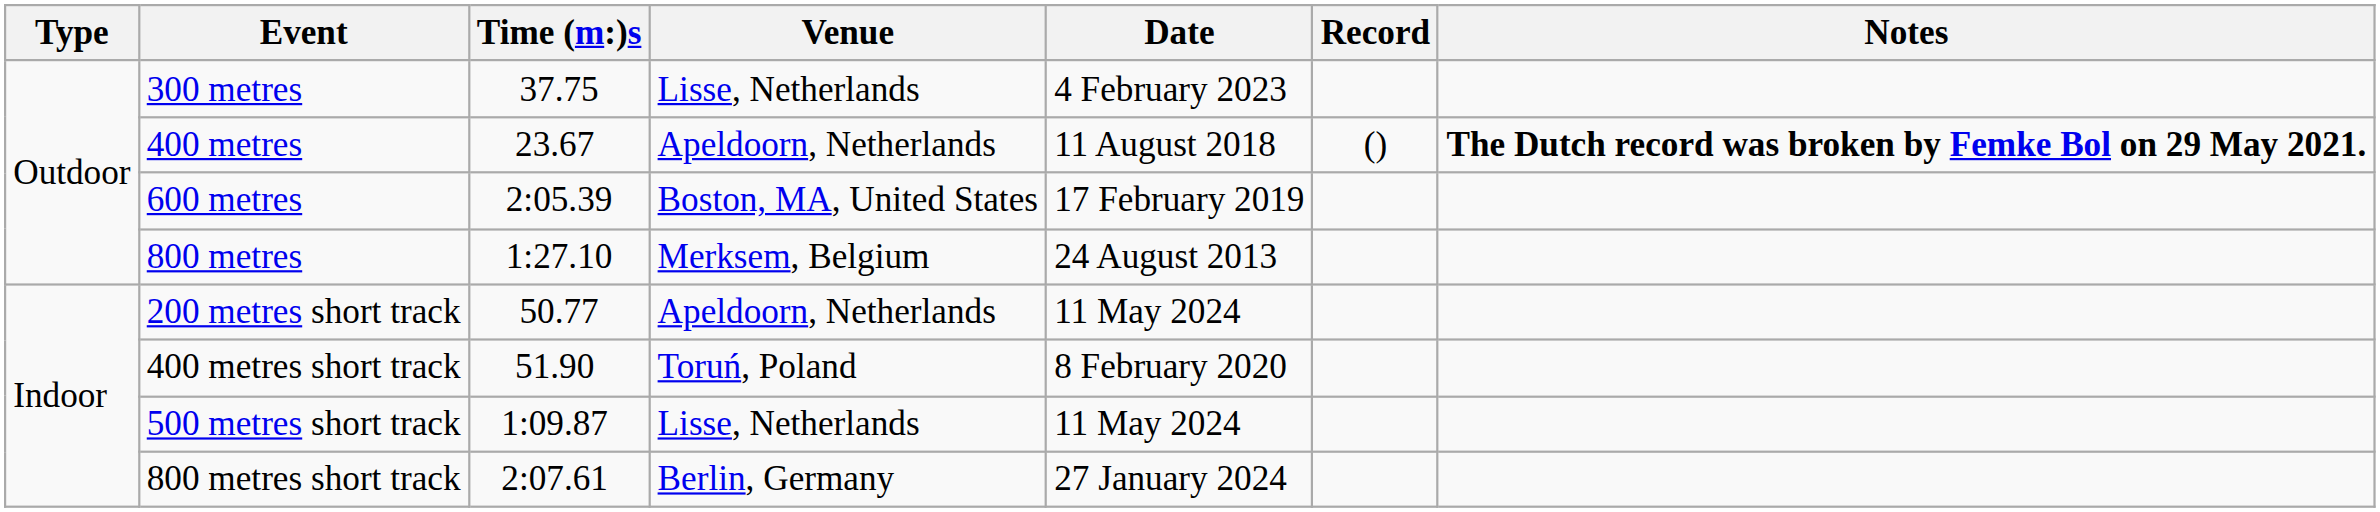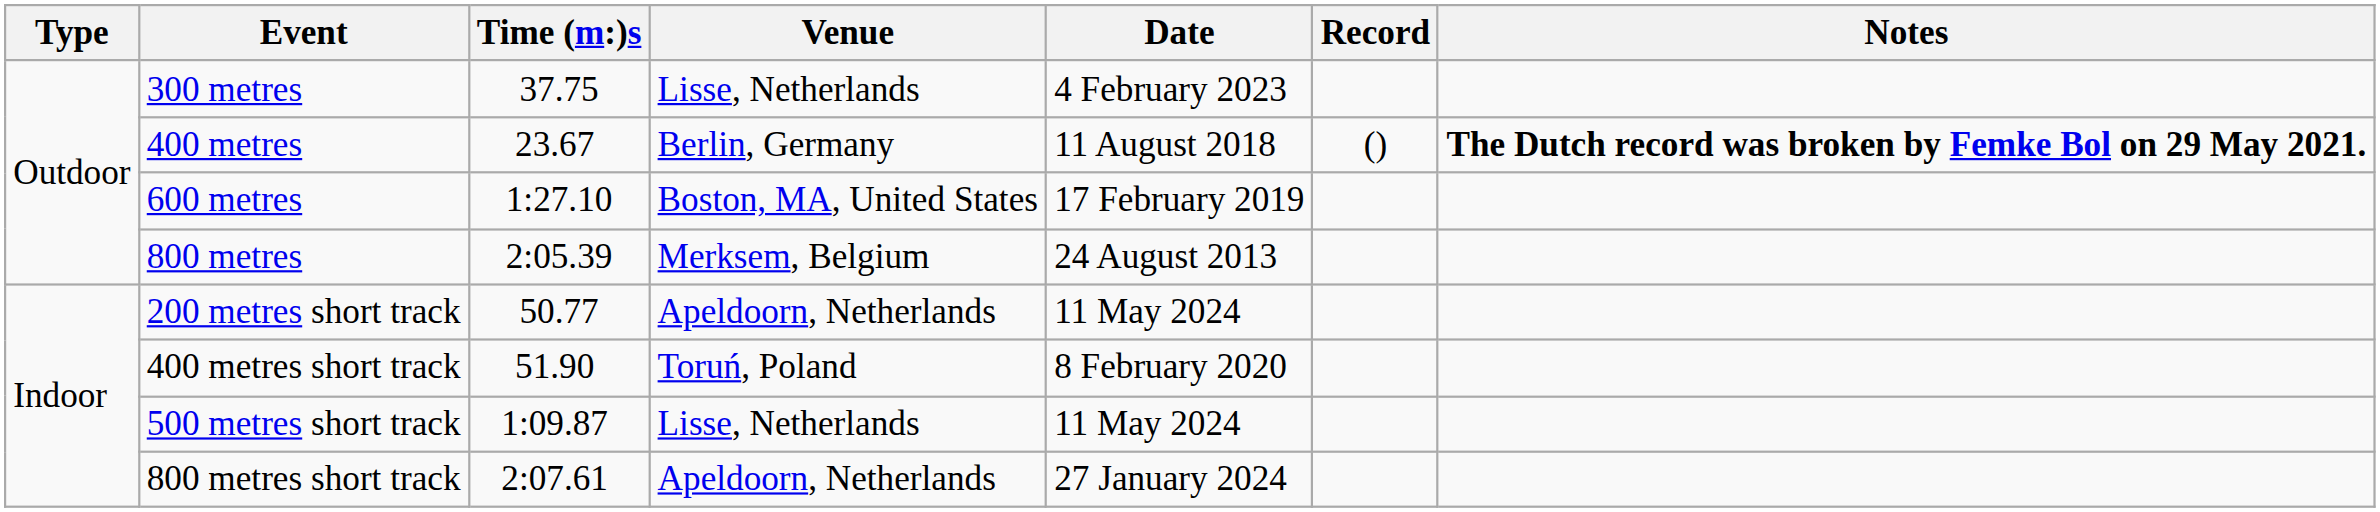(827, 144) Apeldoorn, Netherlands -> (776, 144) Berlin, Germany
(559, 199) 2:05.39 -> (559, 199) 1:27.10
(559, 255) 1:27.10 -> (559, 255) 2:05.39
(776, 479) Berlin, Germany -> (827, 479) Apeldoorn, Netherlands
